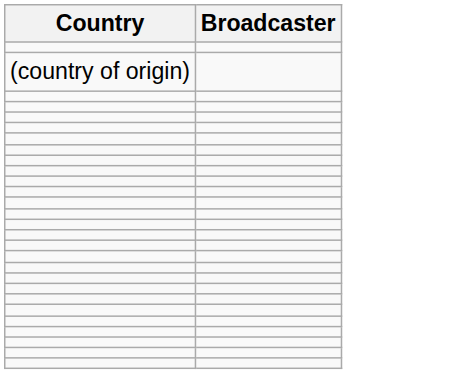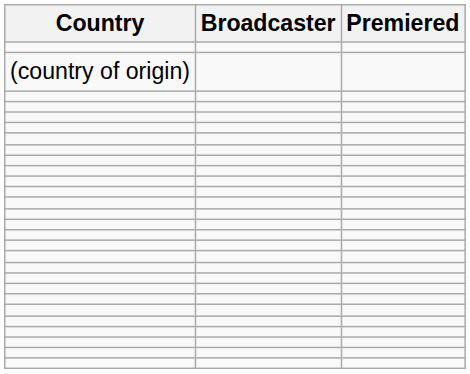+ column: (403, 22)
